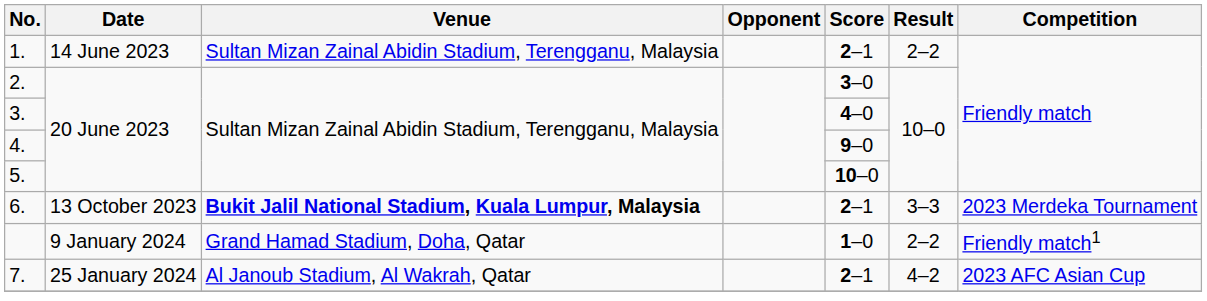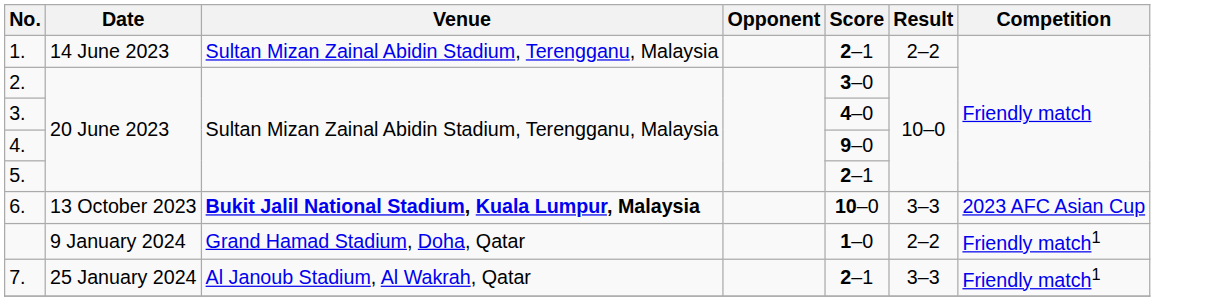(857, 176) 10–0 -> (857, 176) 2–1
(857, 207) 2–1 -> (857, 207) 10–0
(1080, 207) 2023 Merdeka Tournament -> (1054, 207) 2023 AFC Asian Cup
(923, 275) 4–2 -> (923, 277) 3–3
(1054, 275) 2023 AFC Asian Cup -> (1032, 277) Friendly match1
